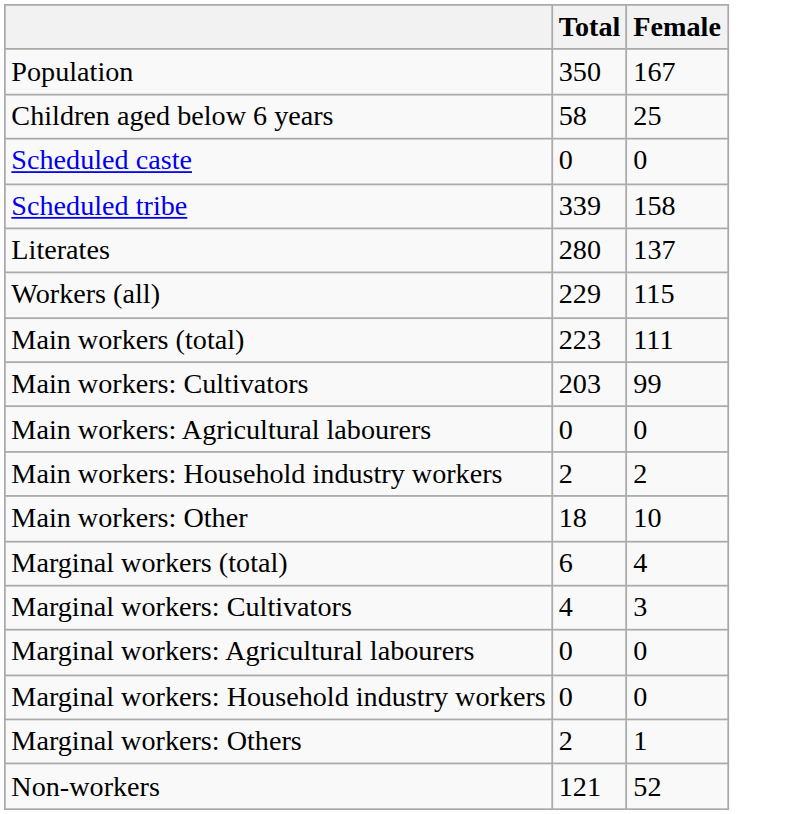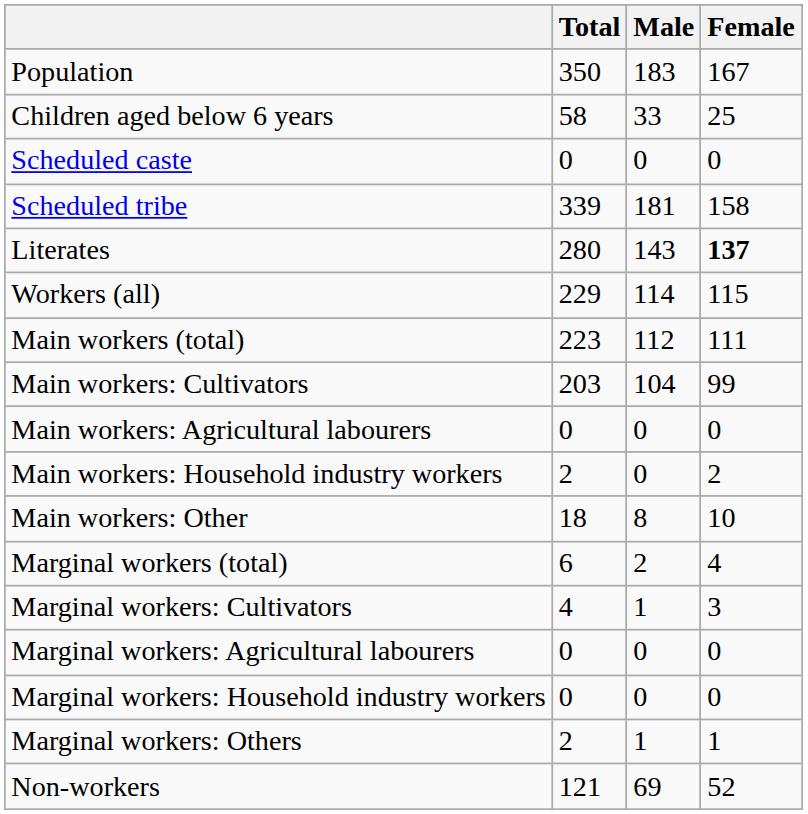+ column: (664, 26)
(654, 250) normal -> (728, 250) bold
